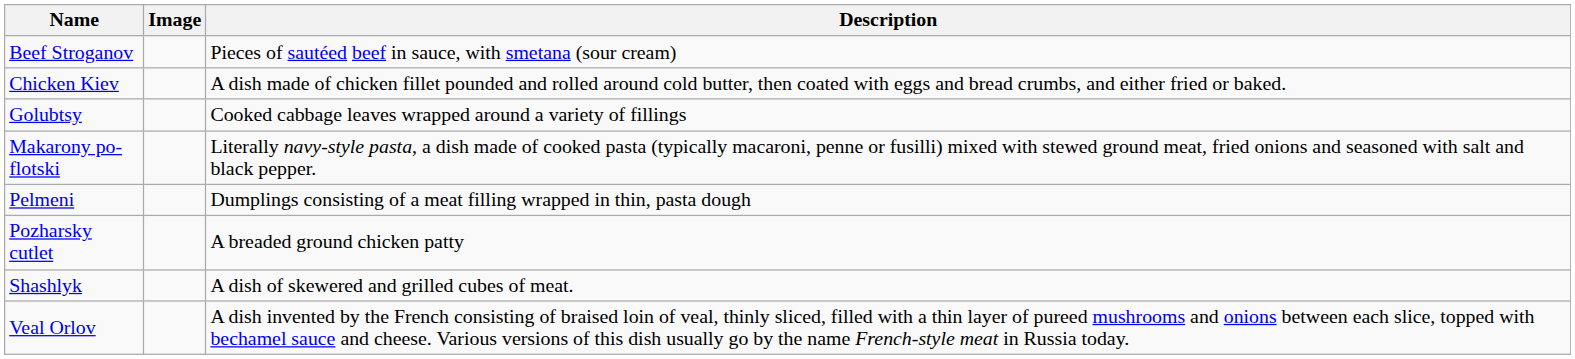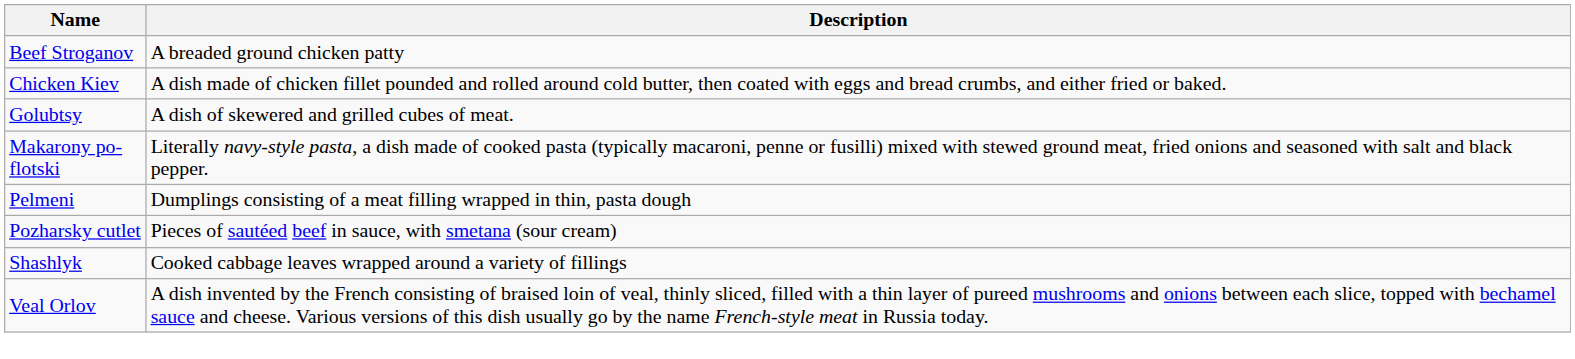- column: (175, 20)
(443, 51) Pieces of sautéed beef in sauce, with smetana (sour cream) -> (277, 51) A breaded ground chicken patty
(448, 114) Cooked cabbage leaves wrapped around a variety of fillings -> (332, 114) A dish of skewered and grilled cubes of meat.
(337, 242) A breaded ground chicken patty -> (384, 231) Pieces of sautéed beef in sauce, with smetana (sour cream)
(392, 285) A dish of skewered and grilled cubes of meat. -> (389, 262) Cooked cabbage leaves wrapped around a variety of fillings
